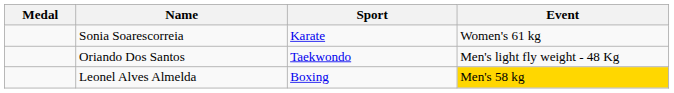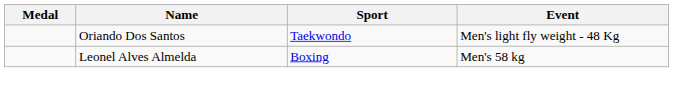- row: (131, 35)
(492, 77) gold background -> (492, 56) no background
